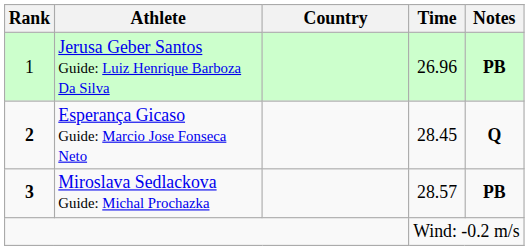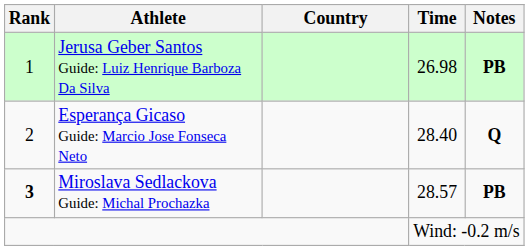(437, 66) 26.96 -> (437, 66) 26.98
(29, 134) bold -> (29, 134) normal
(437, 134) 28.45 -> (437, 134) 28.40
